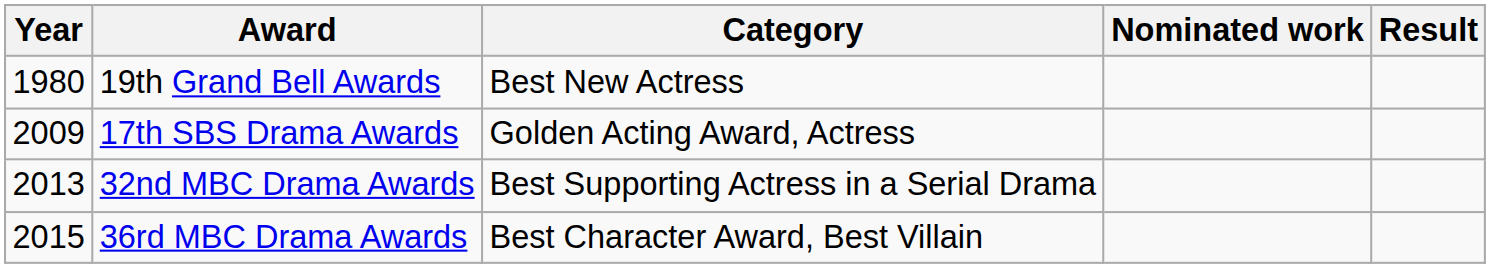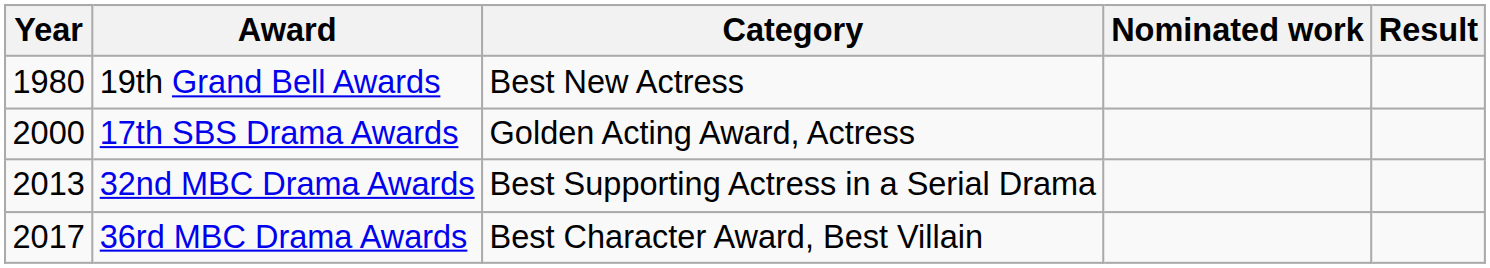(49, 133) 2009 -> (49, 133) 2000
(49, 236) 2015 -> (49, 236) 2017
